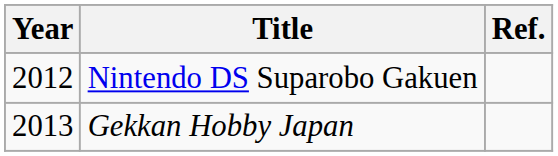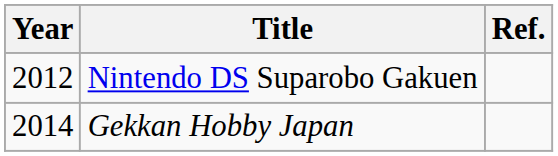(43, 126) 2013 -> (43, 126) 2014
